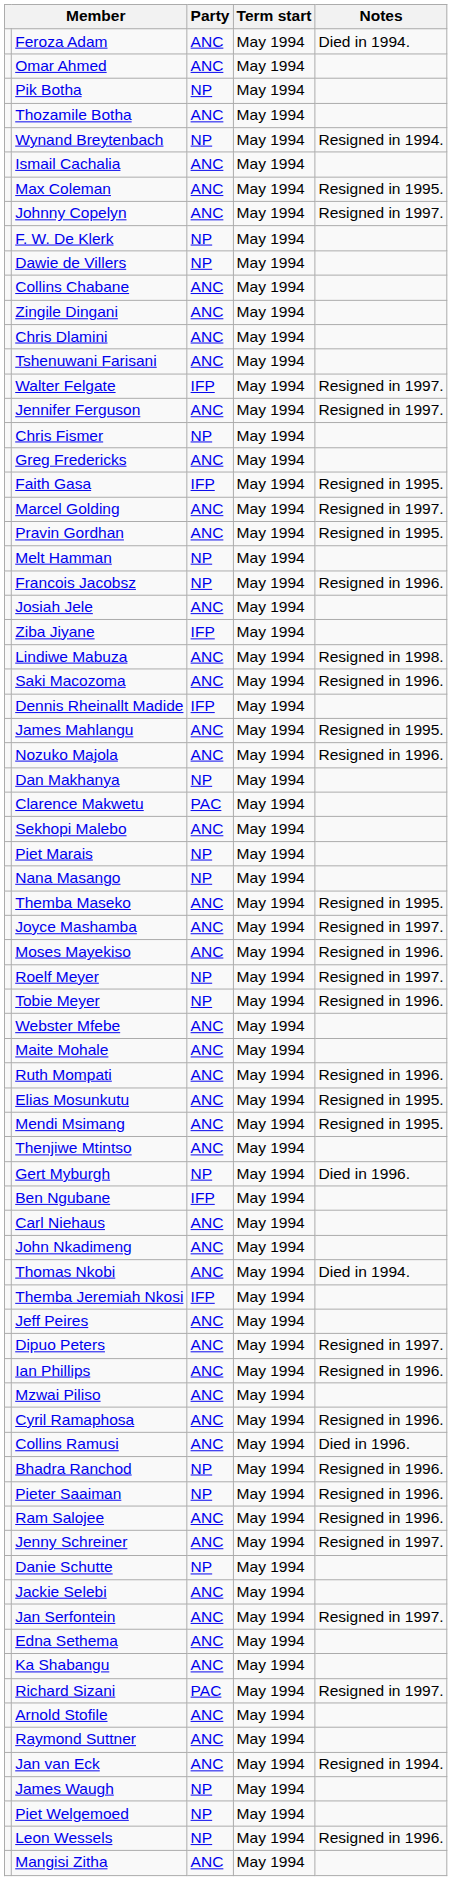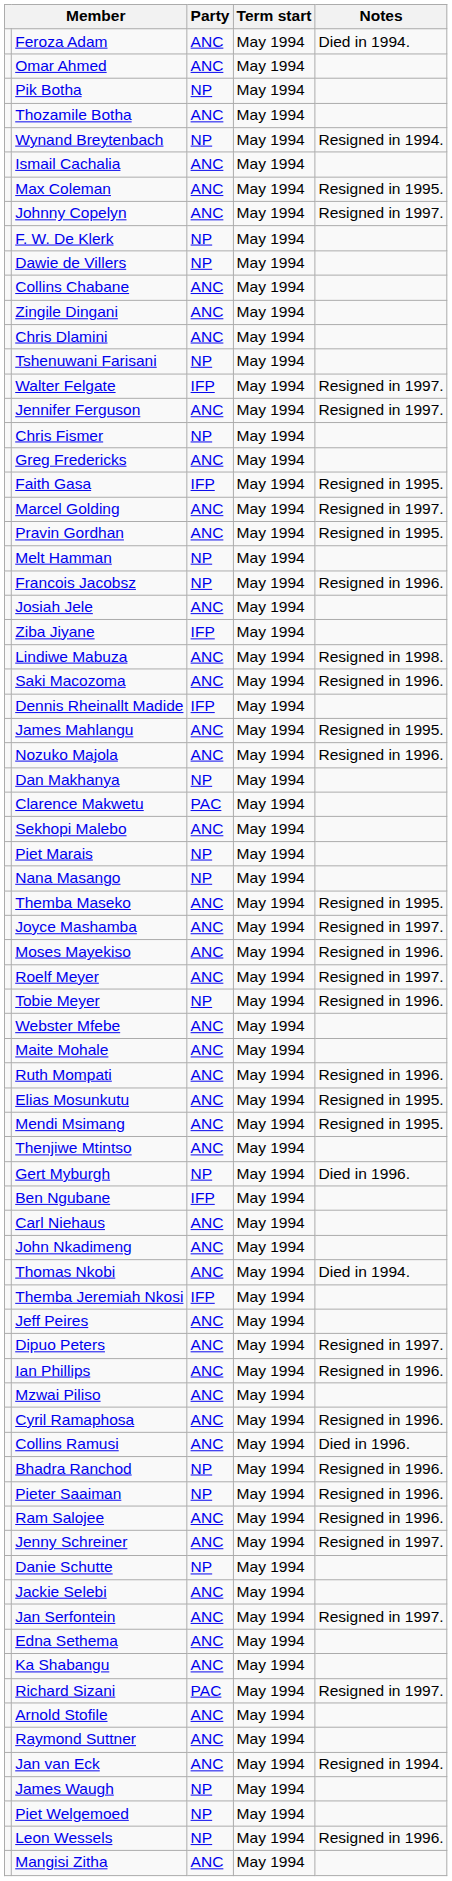(207, 361) ANC -> (201, 361) NP
(201, 976) NP -> (207, 976) ANC
